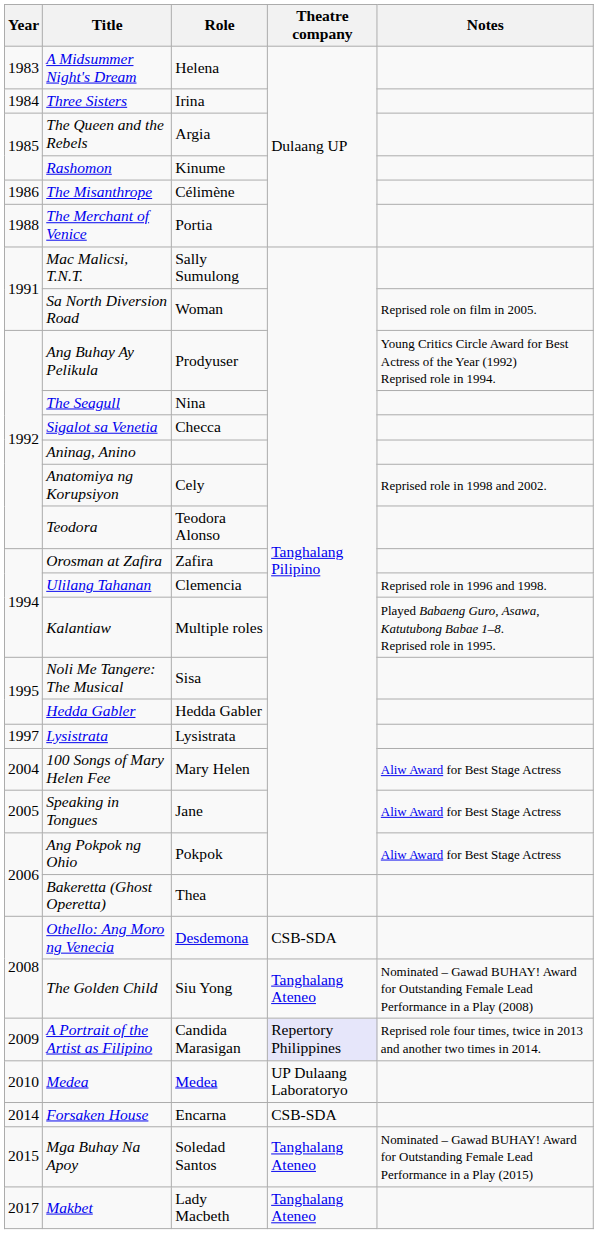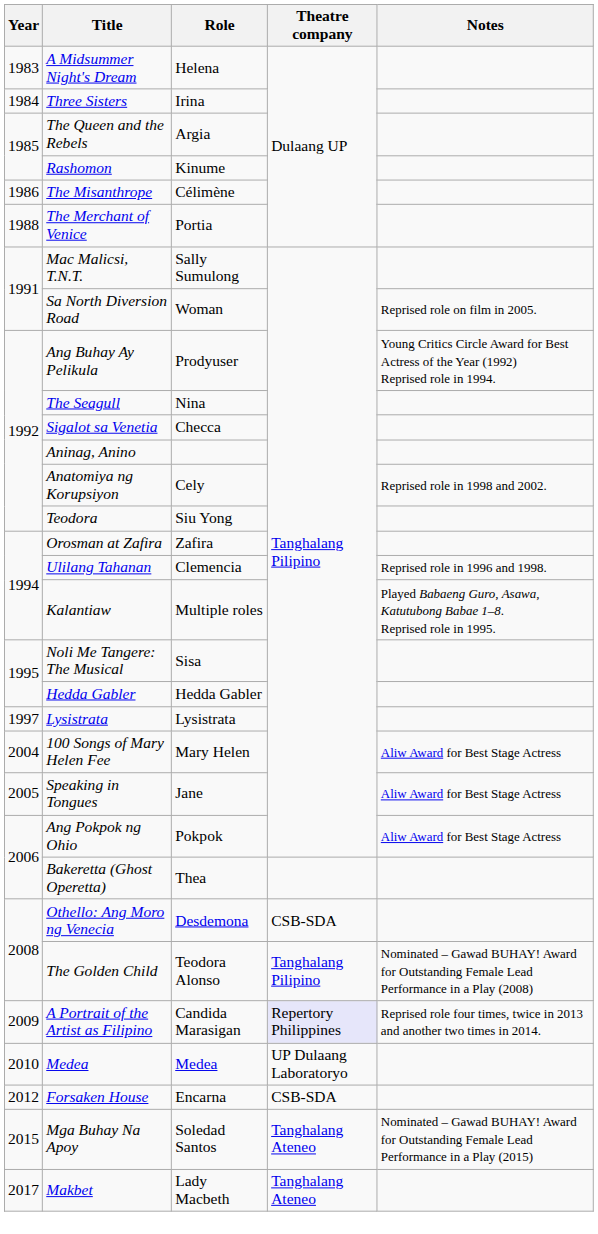(201, 527) Teodora Alonso -> (204, 518) Siu Yong
(204, 988) Siu Yong -> (201, 971) Teodora Alonso
(307, 988) Tanghalang Ateneo -> (307, 971) Tanghalang Pilipino
(24, 1114) 2014 -> (24, 1097) 2012
